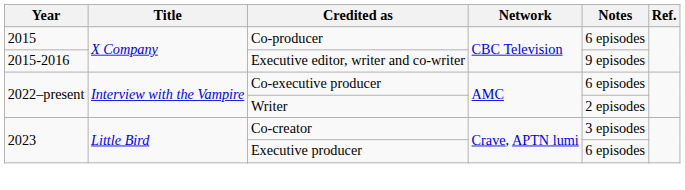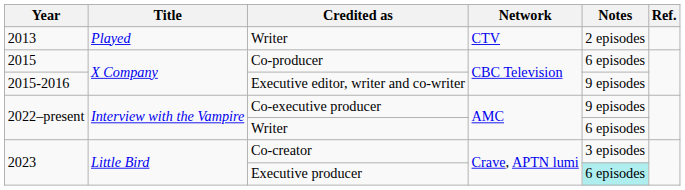+ row: (22, 38)
(615, 83) 6 episodes -> (615, 106) 9 episodes
(615, 106) 2 episodes -> (615, 128) 6 episodes
(615, 151) no background -> (615, 173) paleturquoise background
